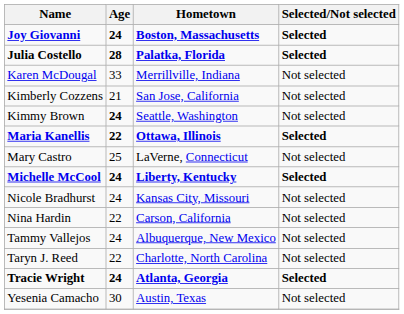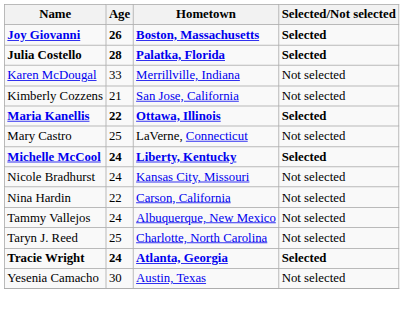(115, 34) 24 -> (115, 34) 26
- row: (46, 116)
(115, 258) 22 -> (115, 237) 25
